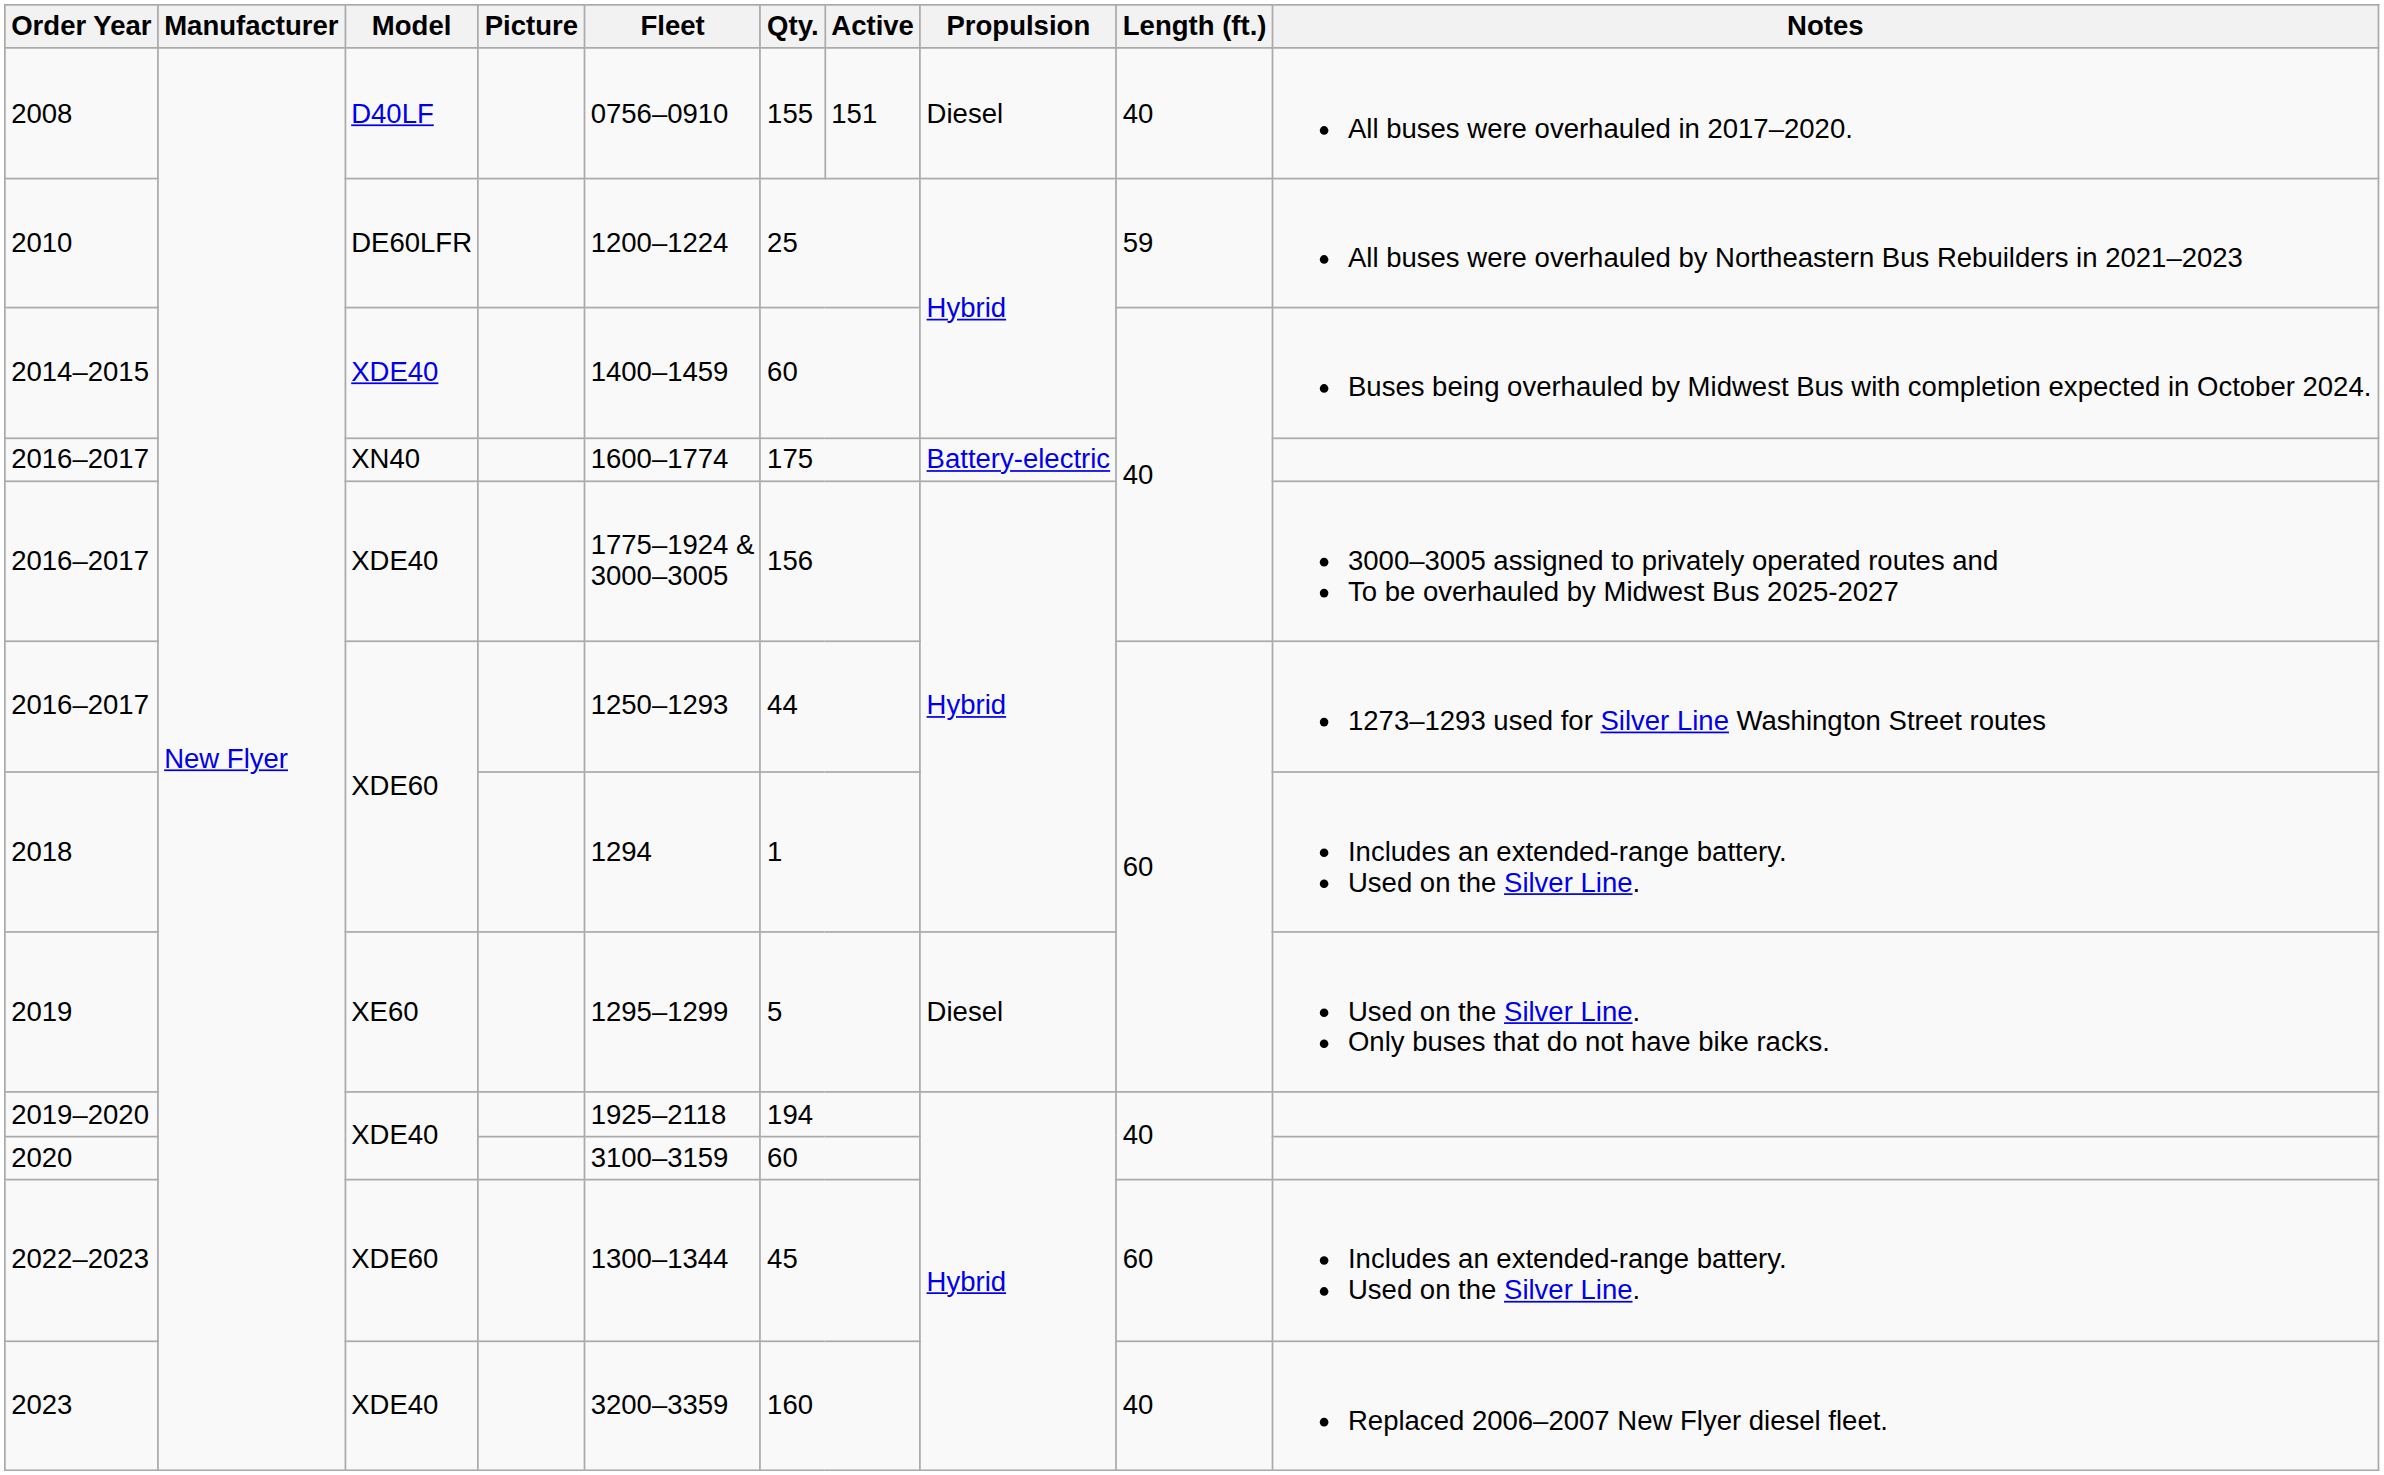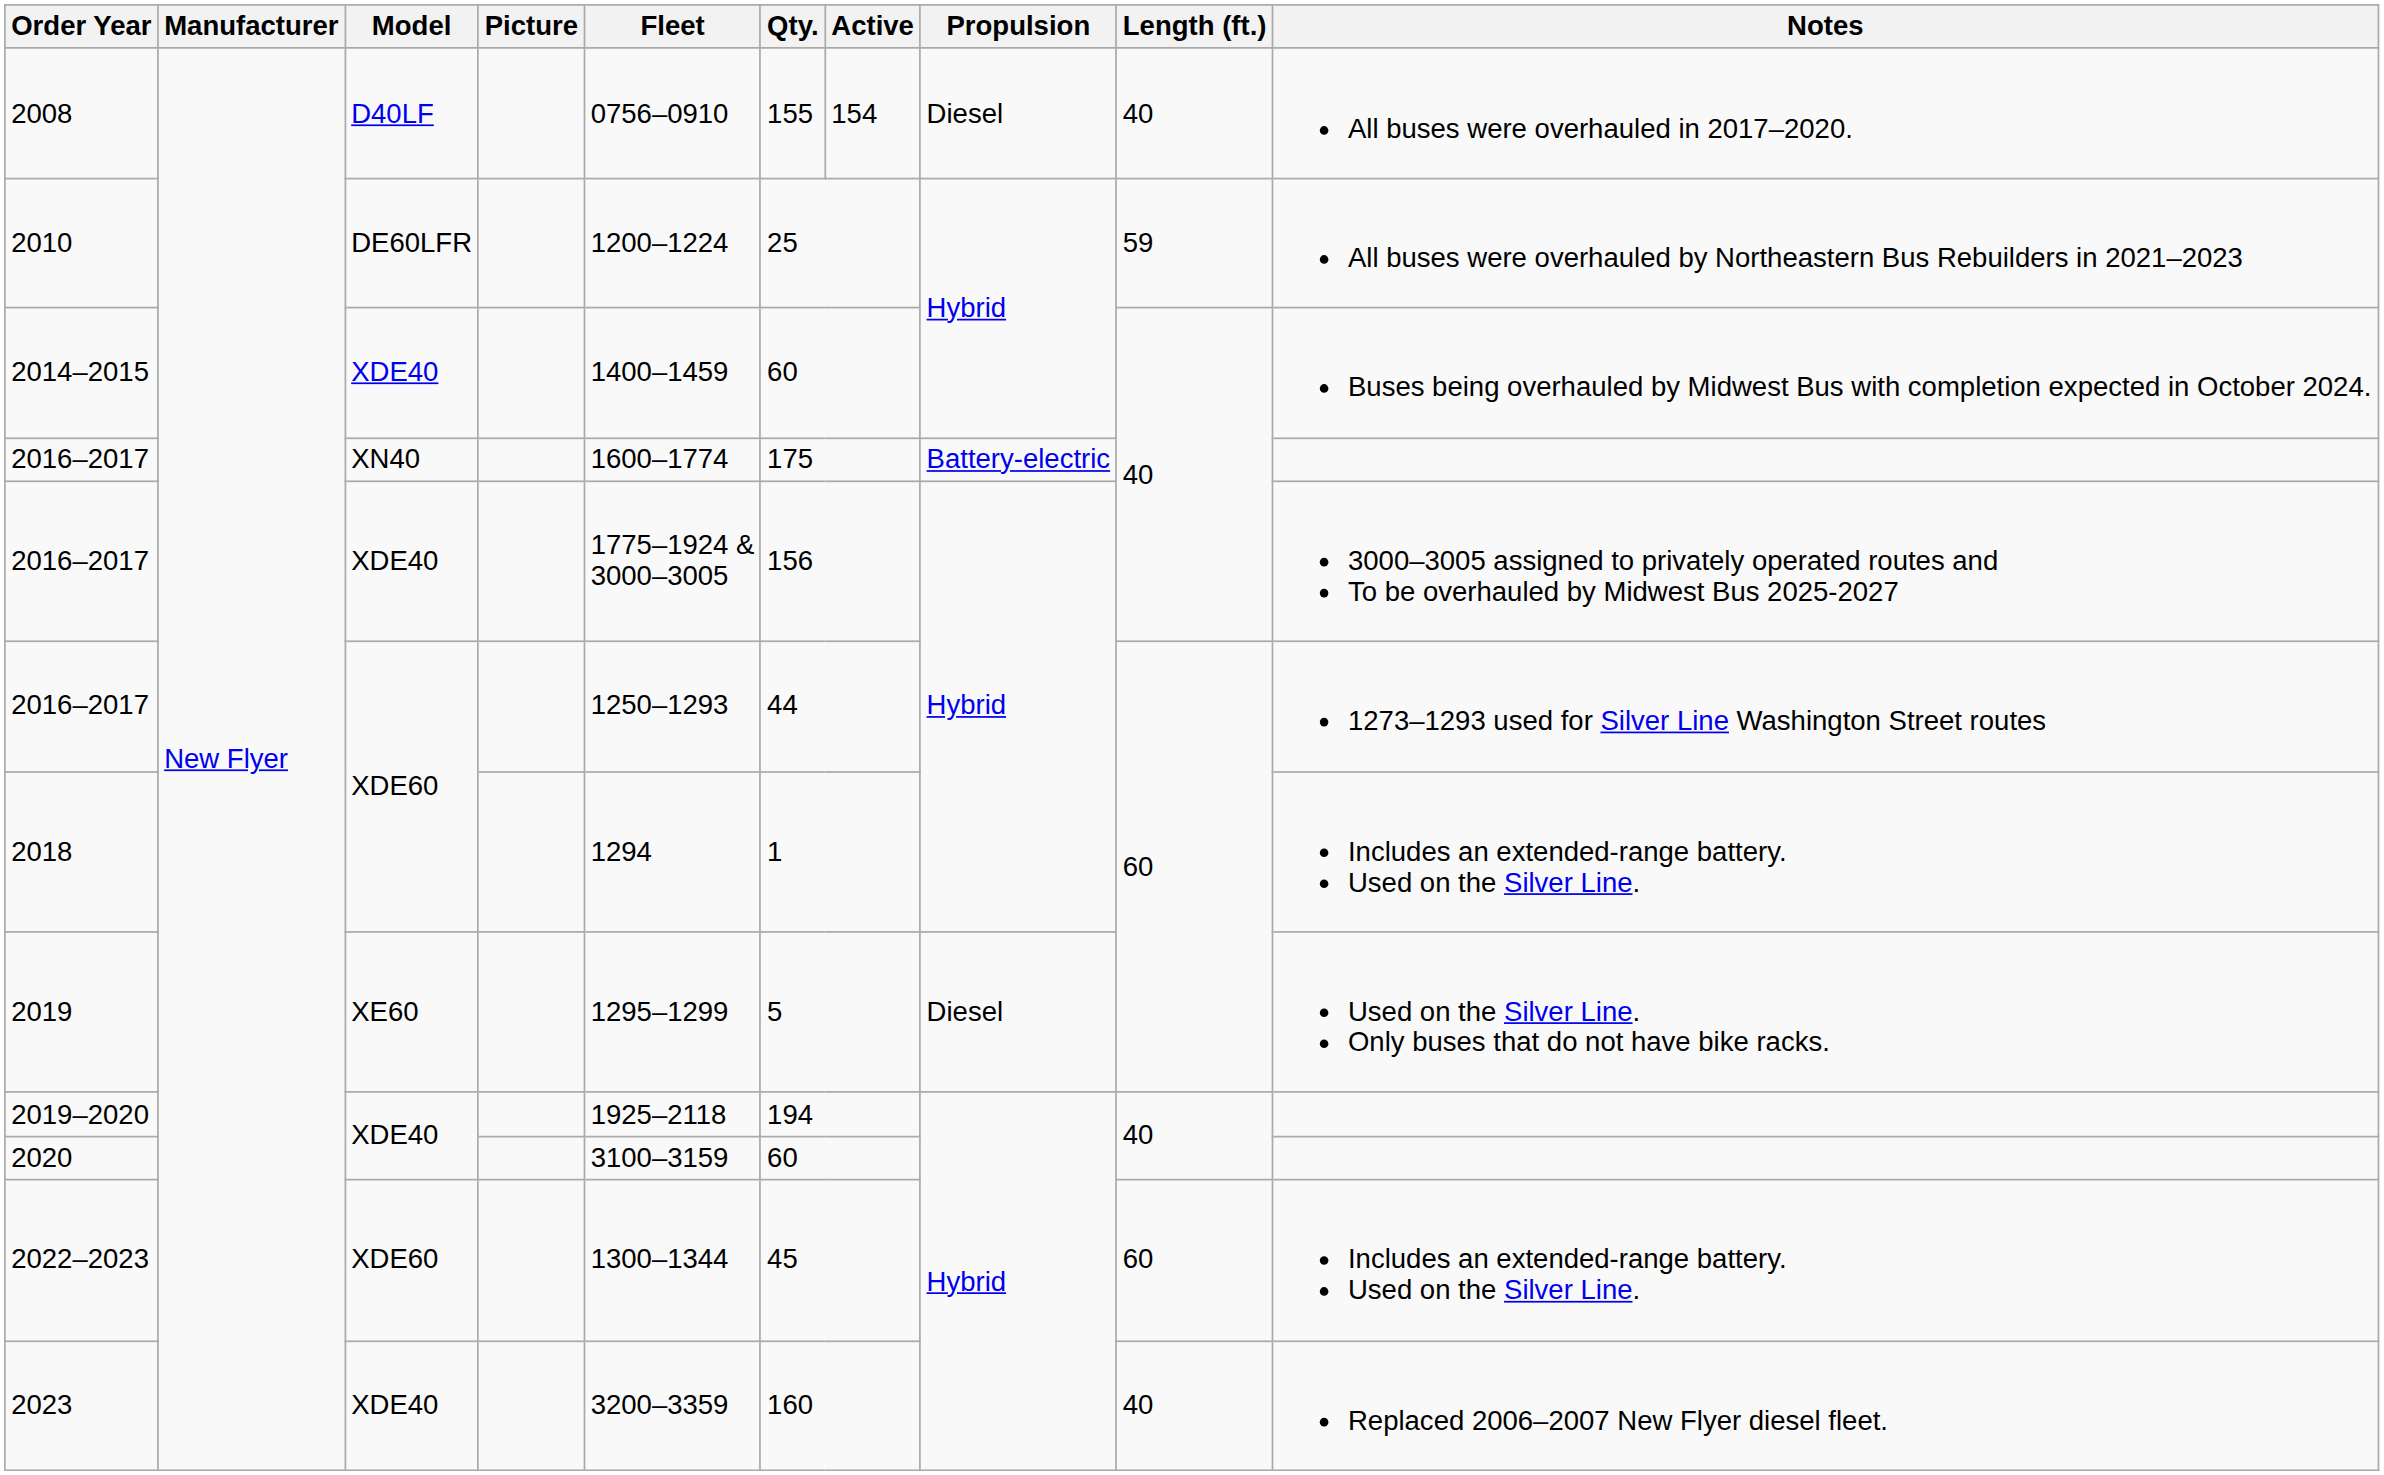(854, 112) 151 -> (854, 112) 154
